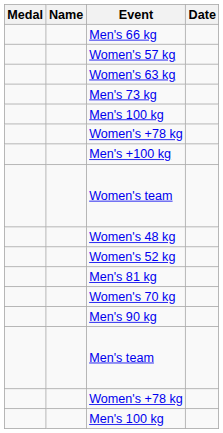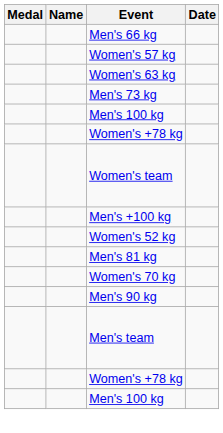rows swapped: (25, 154) <-> (25, 196)
- row: (25, 237)
